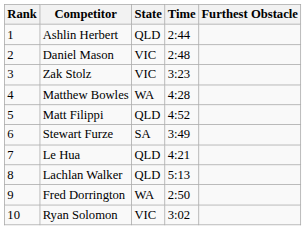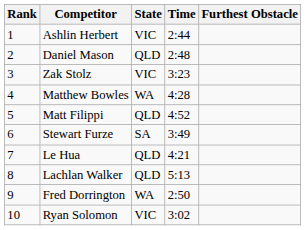(147, 34) QLD -> (145, 34) VIC
(145, 54) VIC -> (147, 54) QLD
